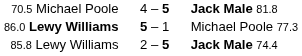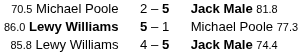(155, 9) 4 – 5 -> (155, 9) 2 – 5
(155, 45) 2 – 5 -> (155, 45) 4 – 5
